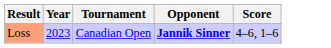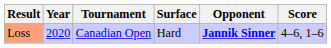+ column: (177, 14)
(58, 33) 2023 -> (58, 33) 2020
